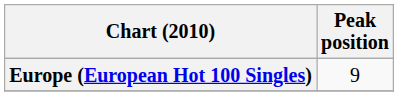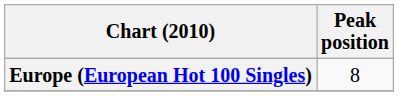(355, 74) 9 -> (355, 74) 8
